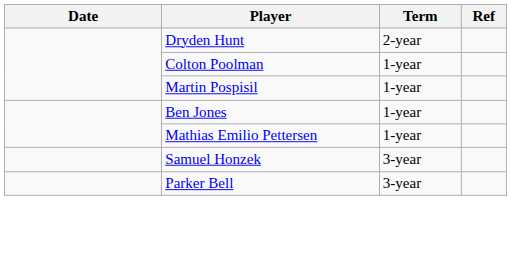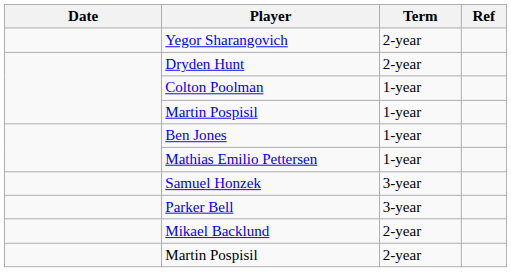+ row: (227, 40)
+ row: (217, 231)
+ row: (211, 254)
